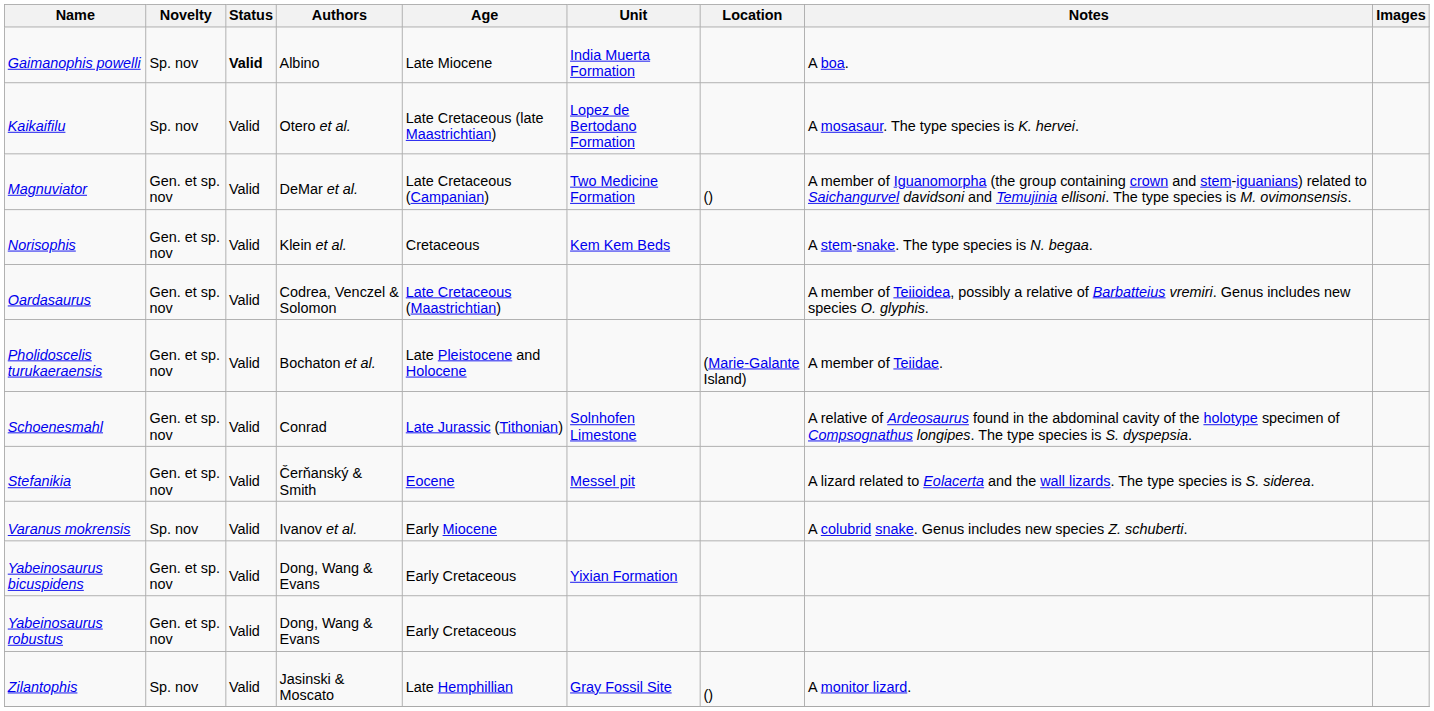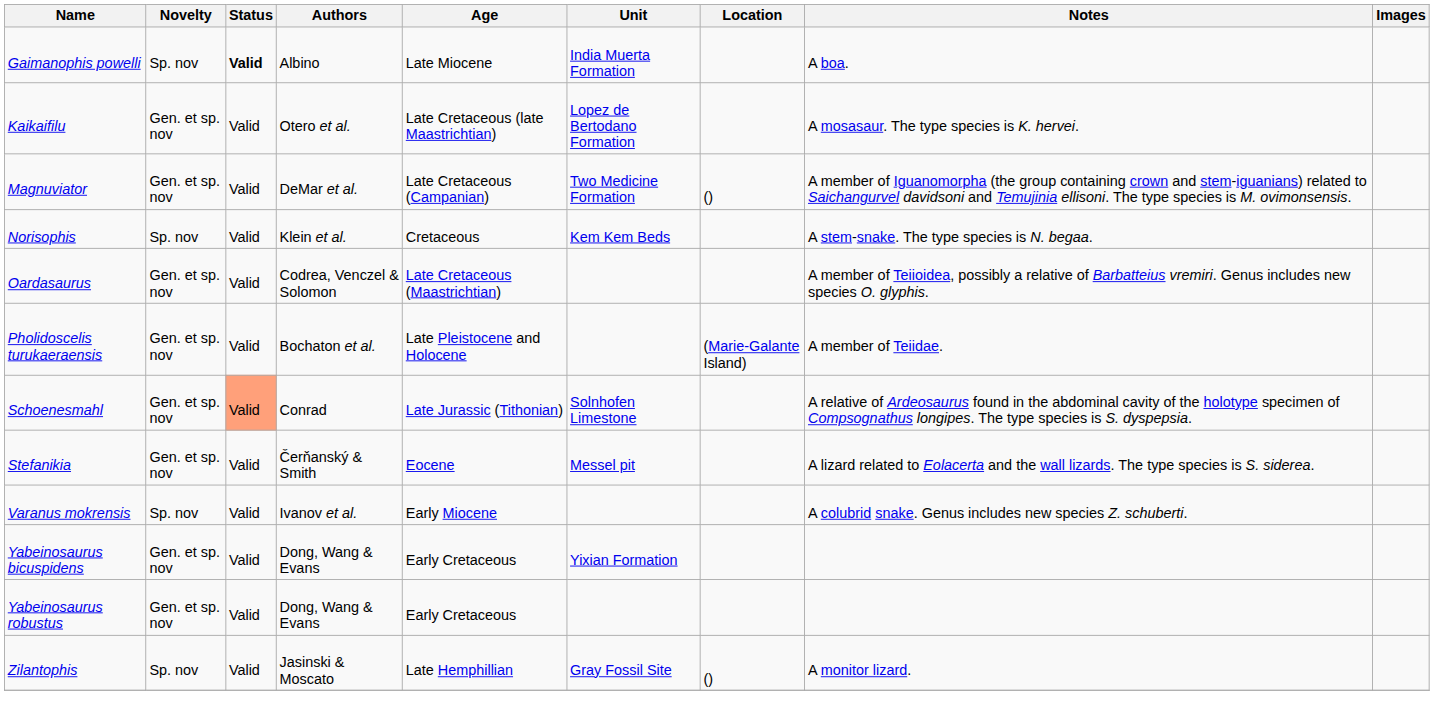(174, 126) Sp. nov -> (185, 126) Gen. et sp. nov
(185, 244) Gen. et sp. nov -> (174, 236) Sp. nov
(244, 426) no background -> (244, 410) lightsalmon background
